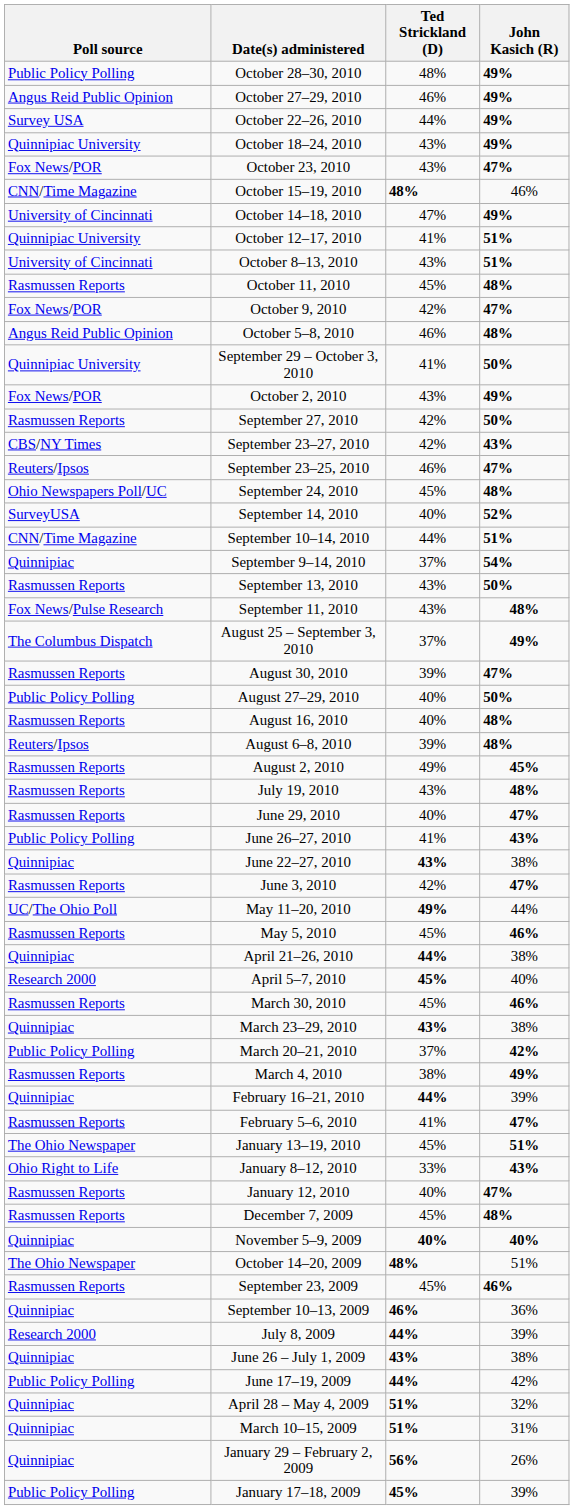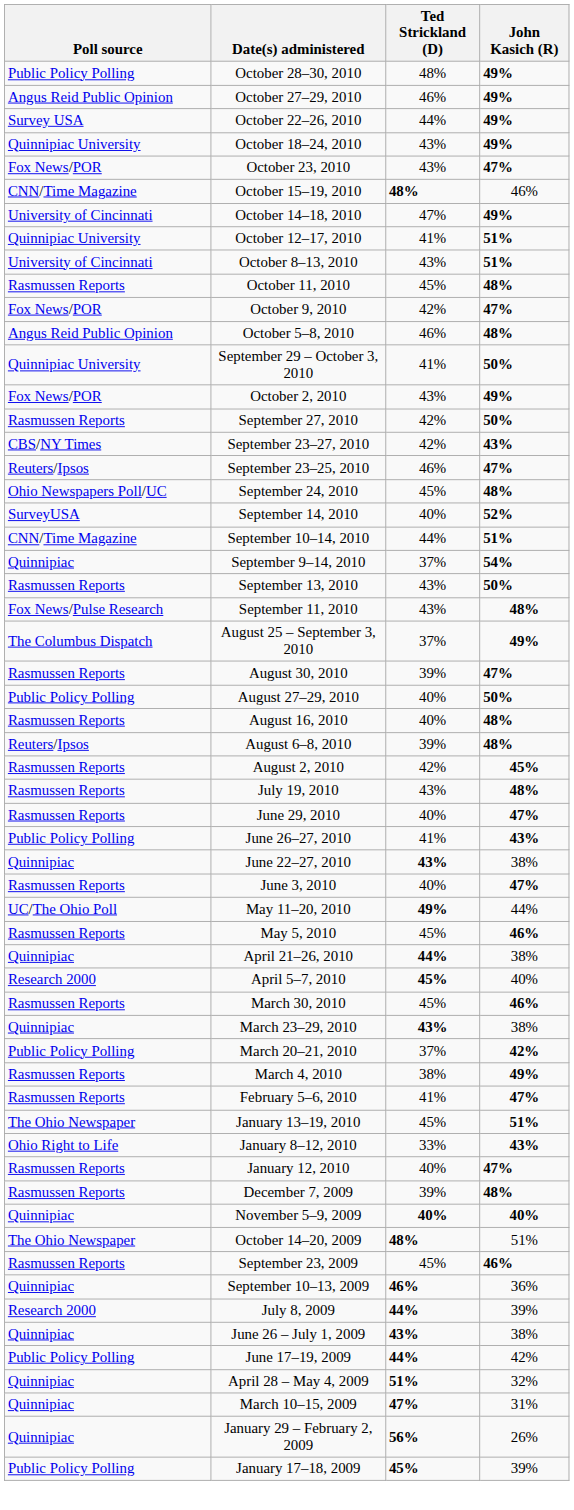(433, 767) 49% -> (433, 767) 42%
(433, 885) 42% -> (433, 885) 40%
- row: (298, 1098)
(433, 1215) 45% -> (433, 1192) 39%
(404, 1428) 51% -> (404, 1404) 47%
